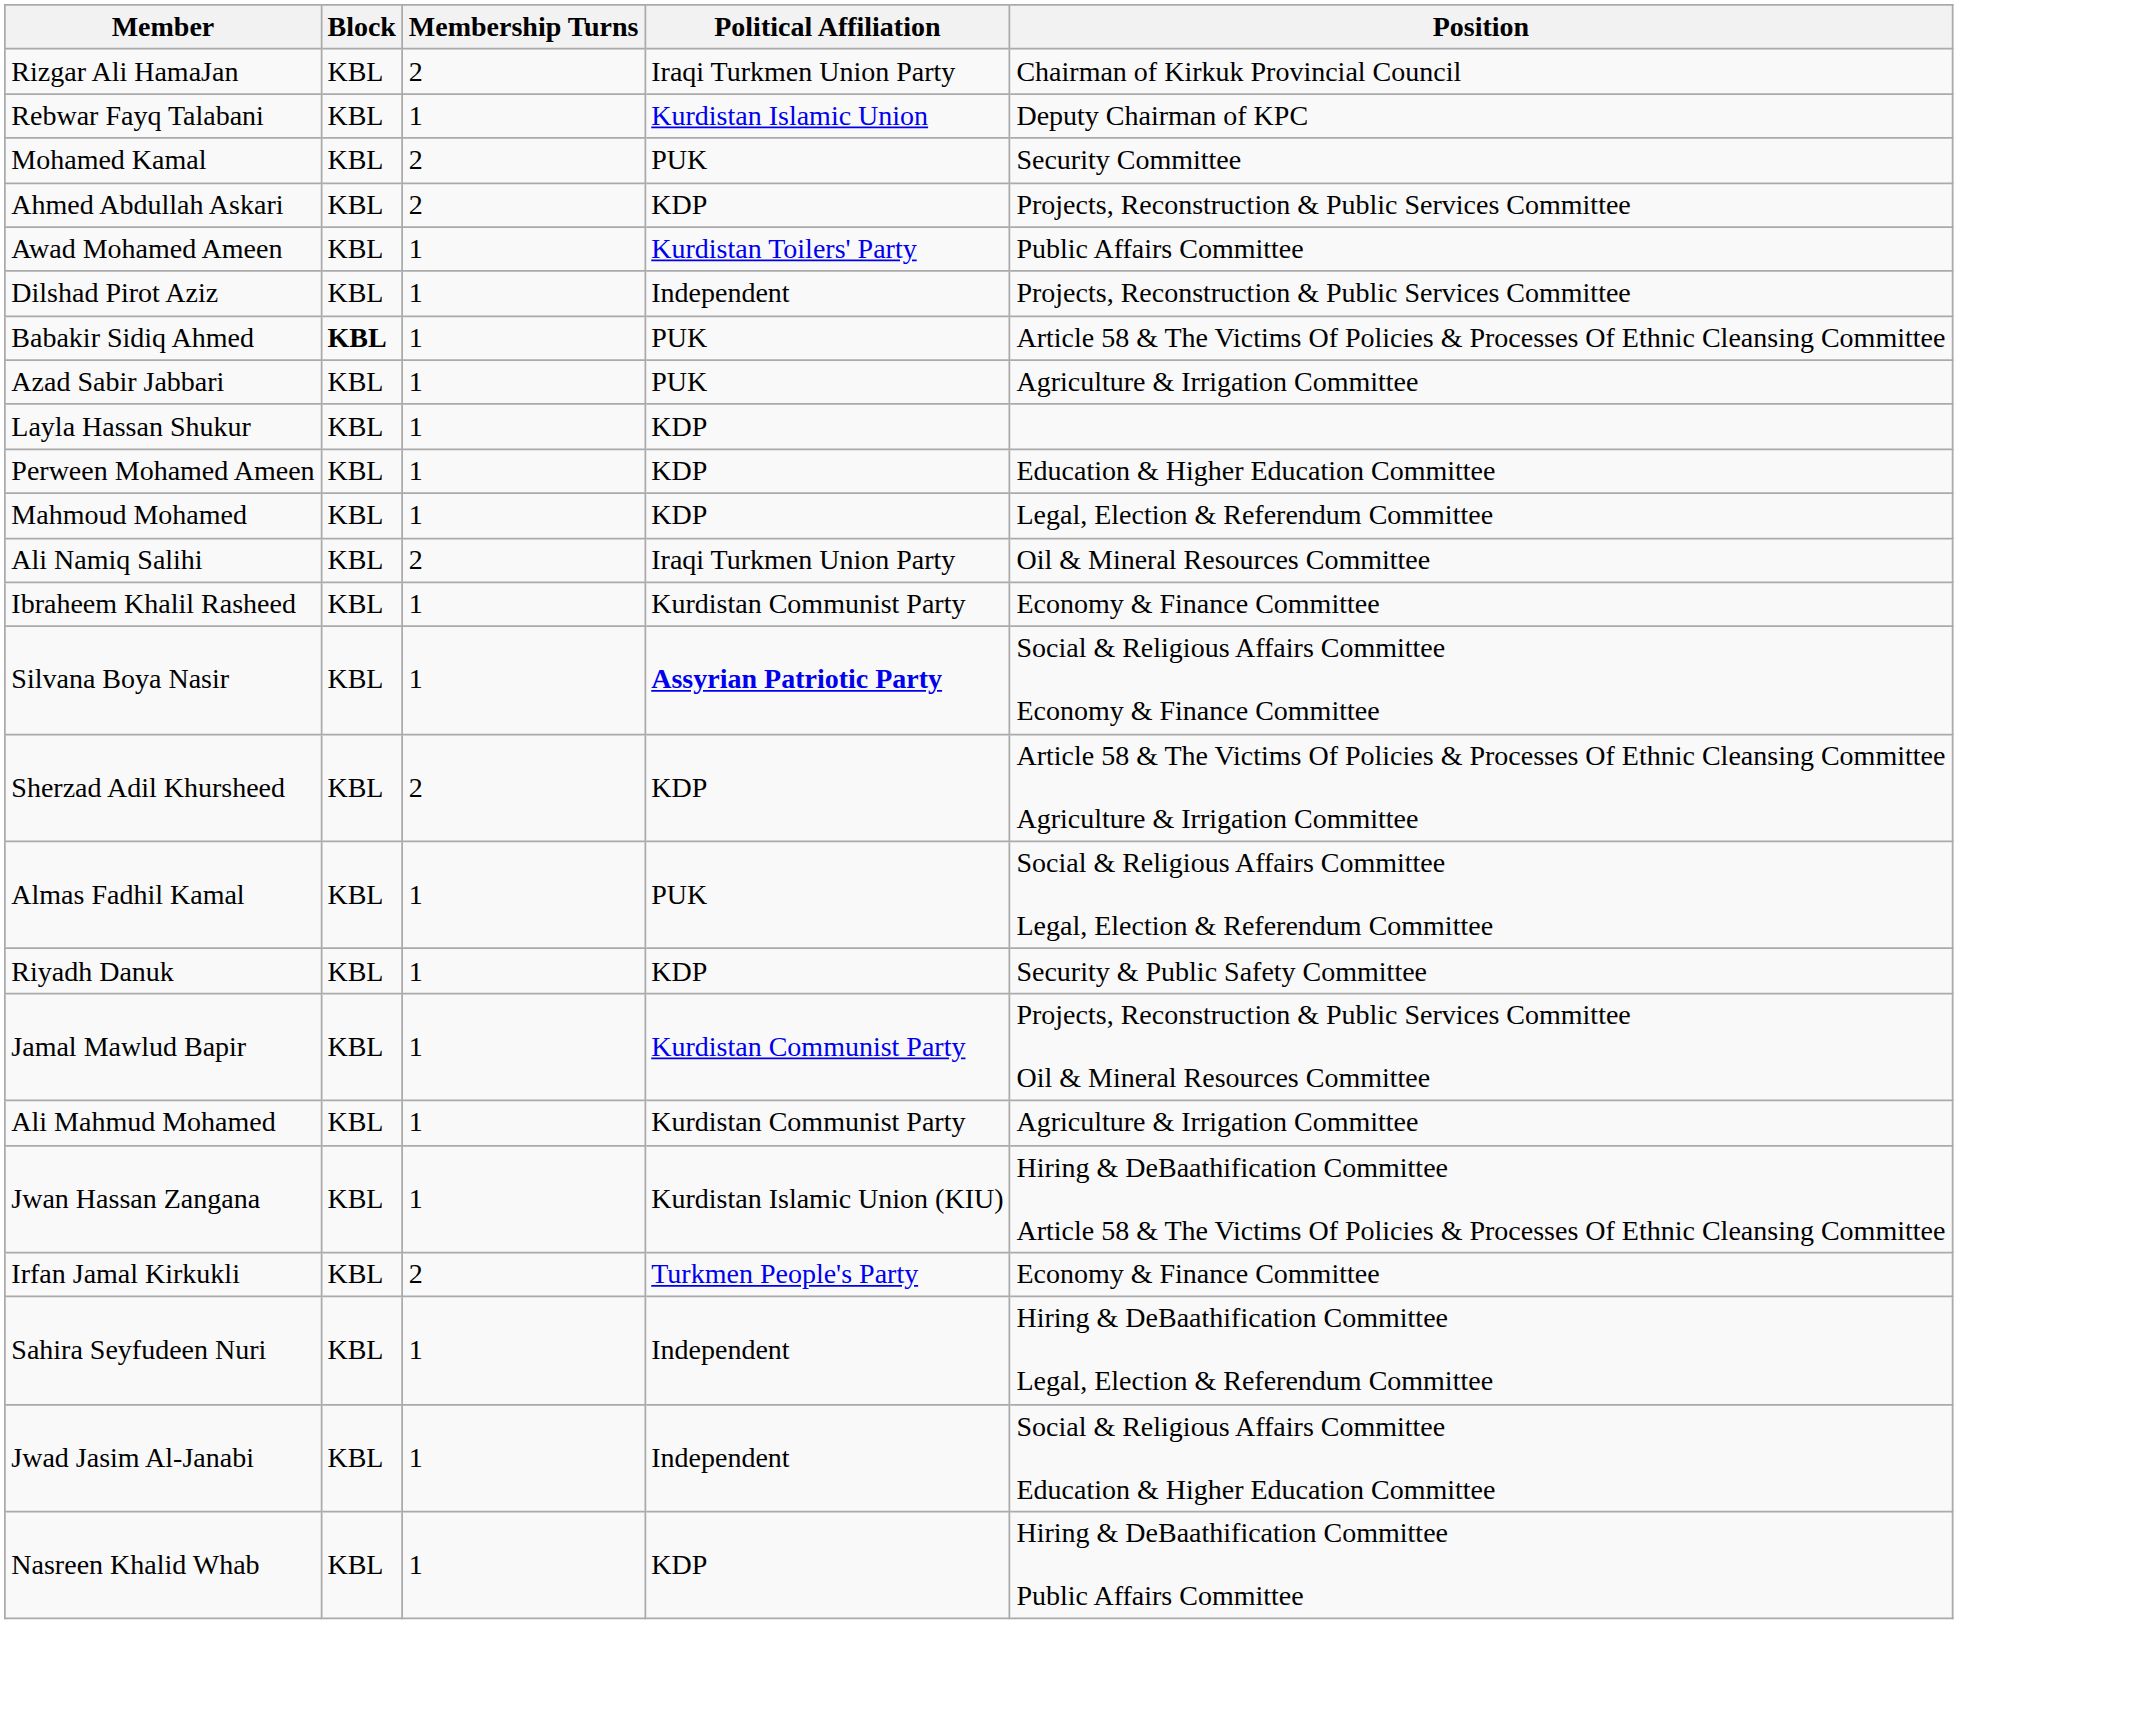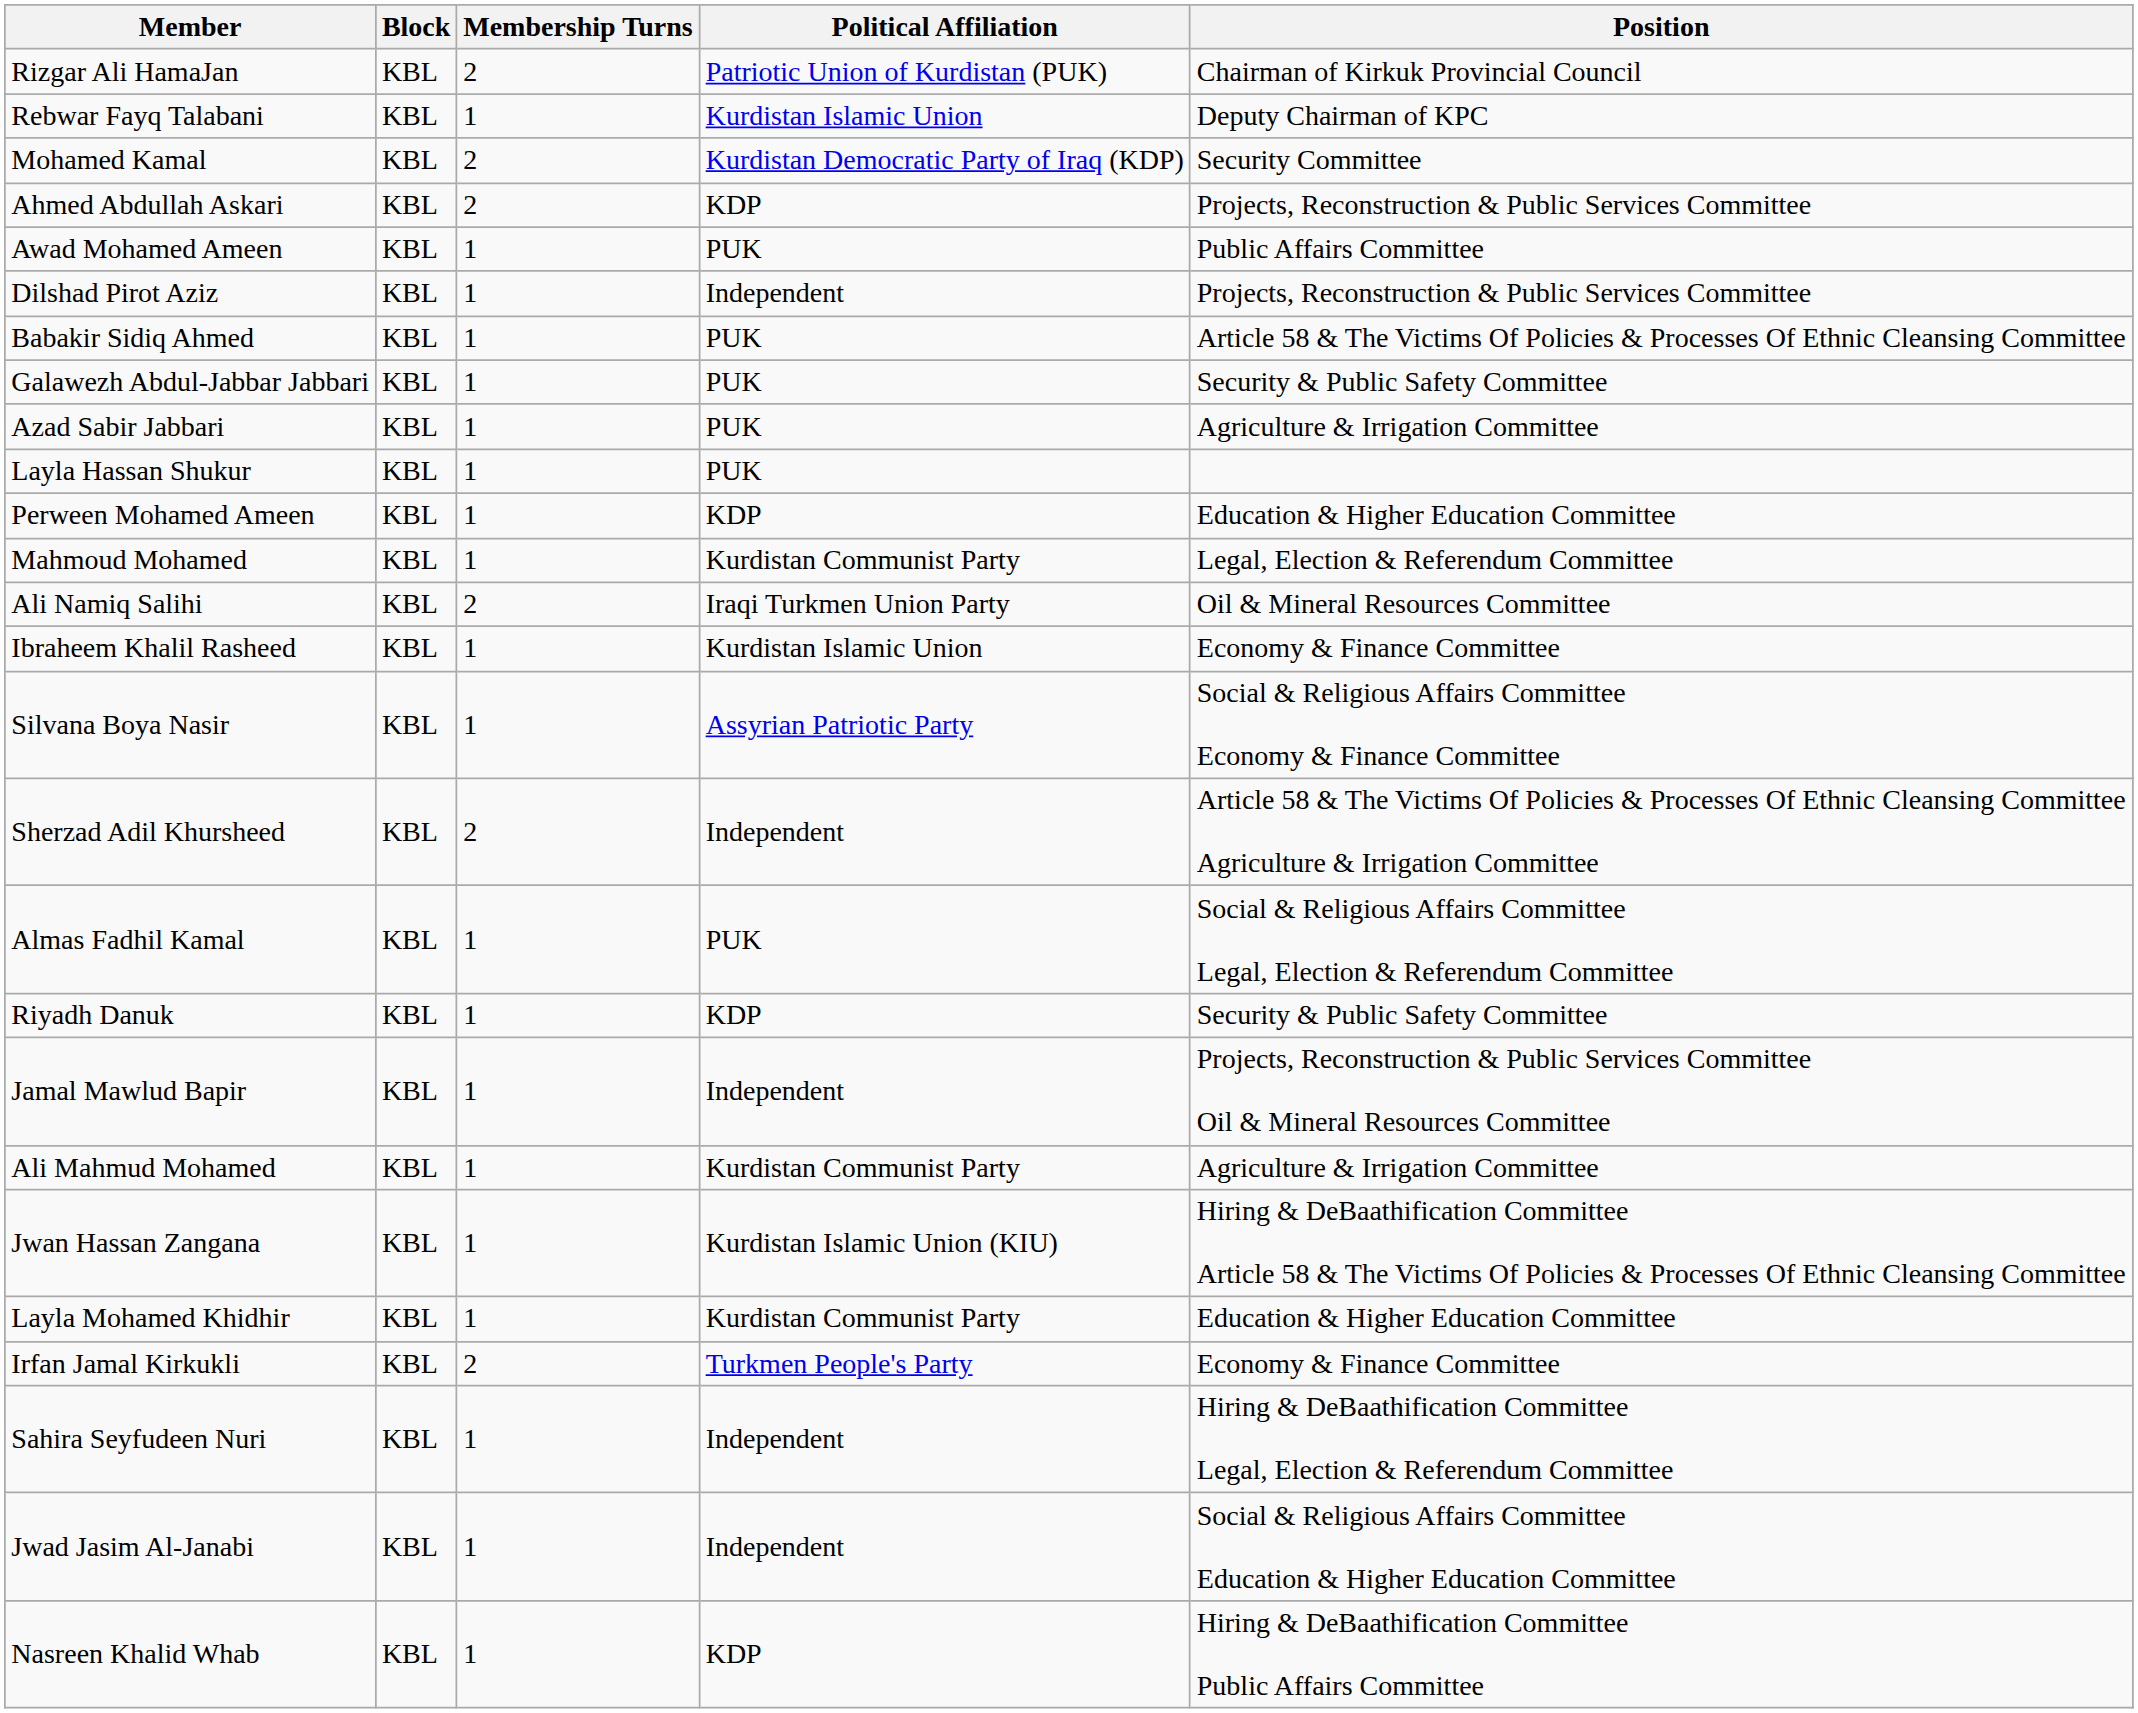(803, 71) Iraqi Turkmen Union Party -> (906, 71) Patriotic Union of Kurdistan (PUK)
(679, 159) PUK -> (945, 159) Kurdistan Democratic Party of Iraq (KDP)
(784, 248) Kurdistan Toilers' Party -> (734, 248) PUK
(357, 337) bold -> (410, 337) normal
+ row: (190, 381)
(679, 426) KDP -> (734, 470) PUK
(679, 515) KDP -> (863, 559) Kurdistan Communist Party
(808, 603) Kurdistan Communist Party -> (844, 648) Kurdistan Islamic Union
(797, 679) bold -> (839, 724) normal
(679, 787) KDP -> (775, 831) Independent
(808, 1046) Kurdistan Communist Party -> (775, 1090) Independent
+ row: (151, 1318)
